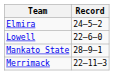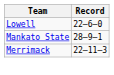- row: (21, 24)
